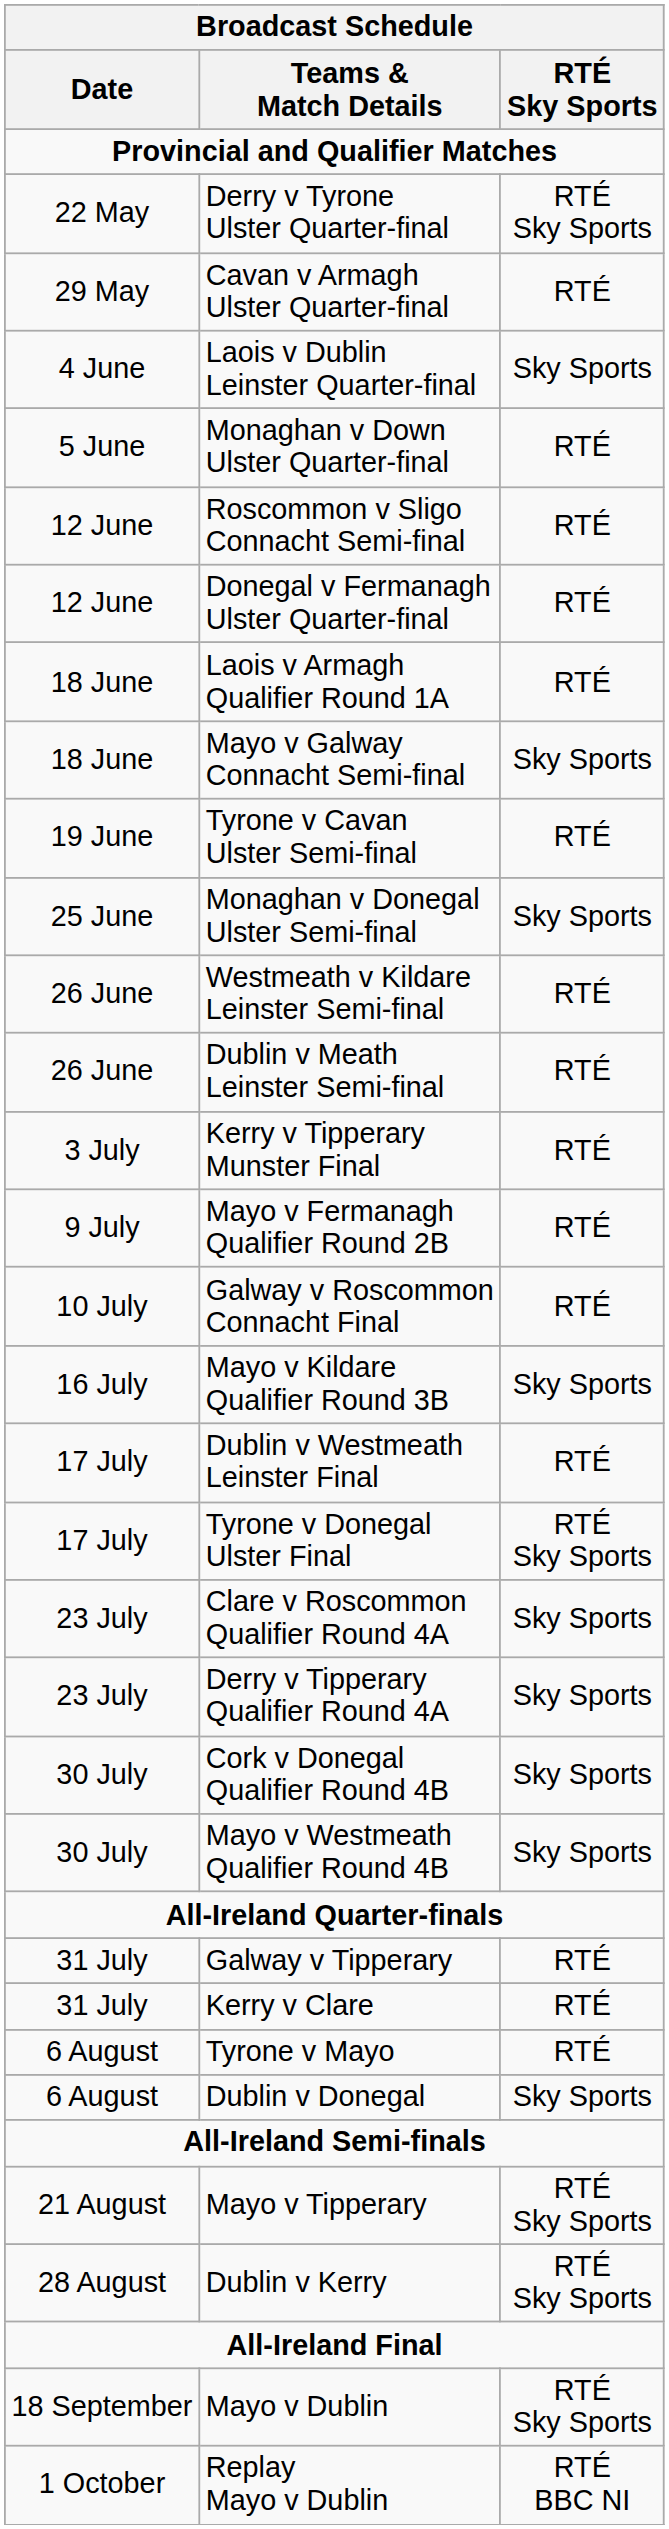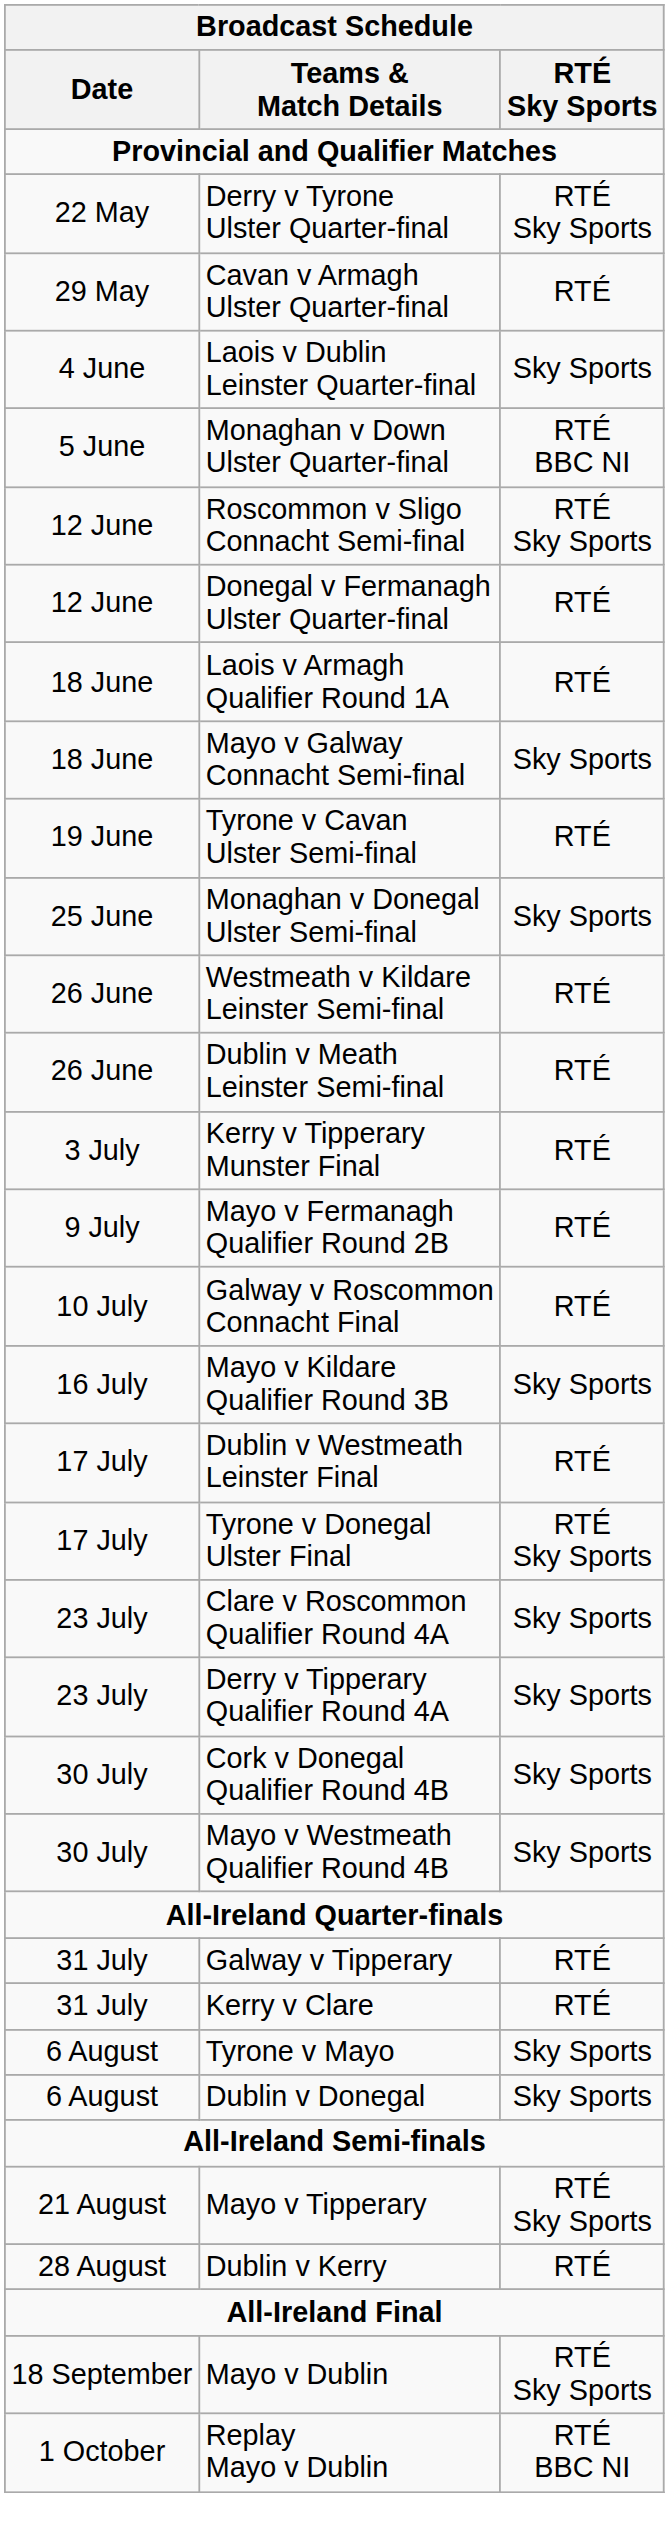(582, 447) RTÉ -> (582, 447) RTÉ BBC NI
(582, 525) RTÉ -> (582, 525) RTÉ Sky Sports
(582, 2051) RTÉ -> (582, 2051) Sky Sports
(582, 2282) RTÉ Sky Sports -> (582, 2266) RTÉ
